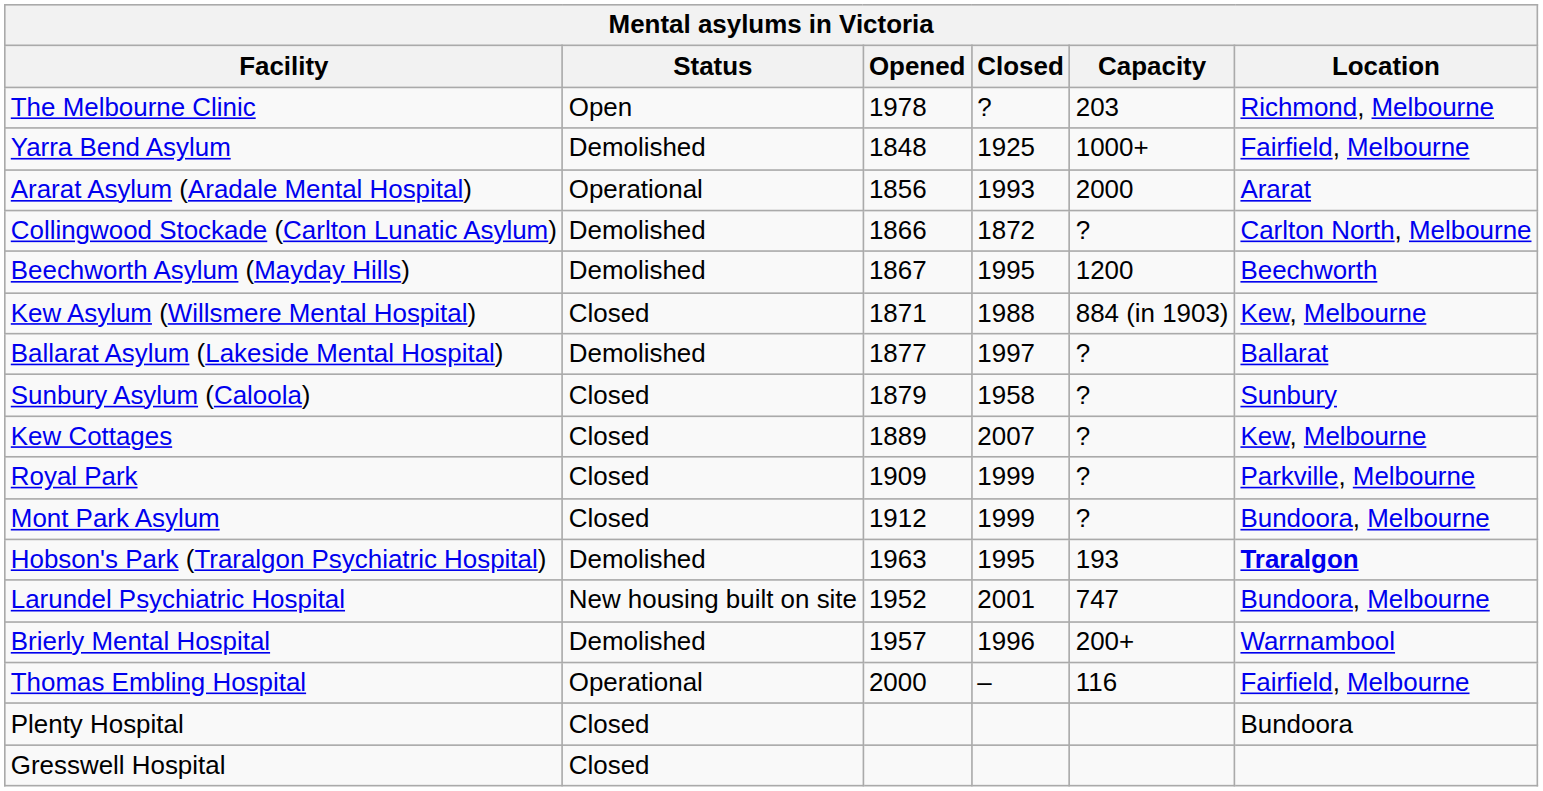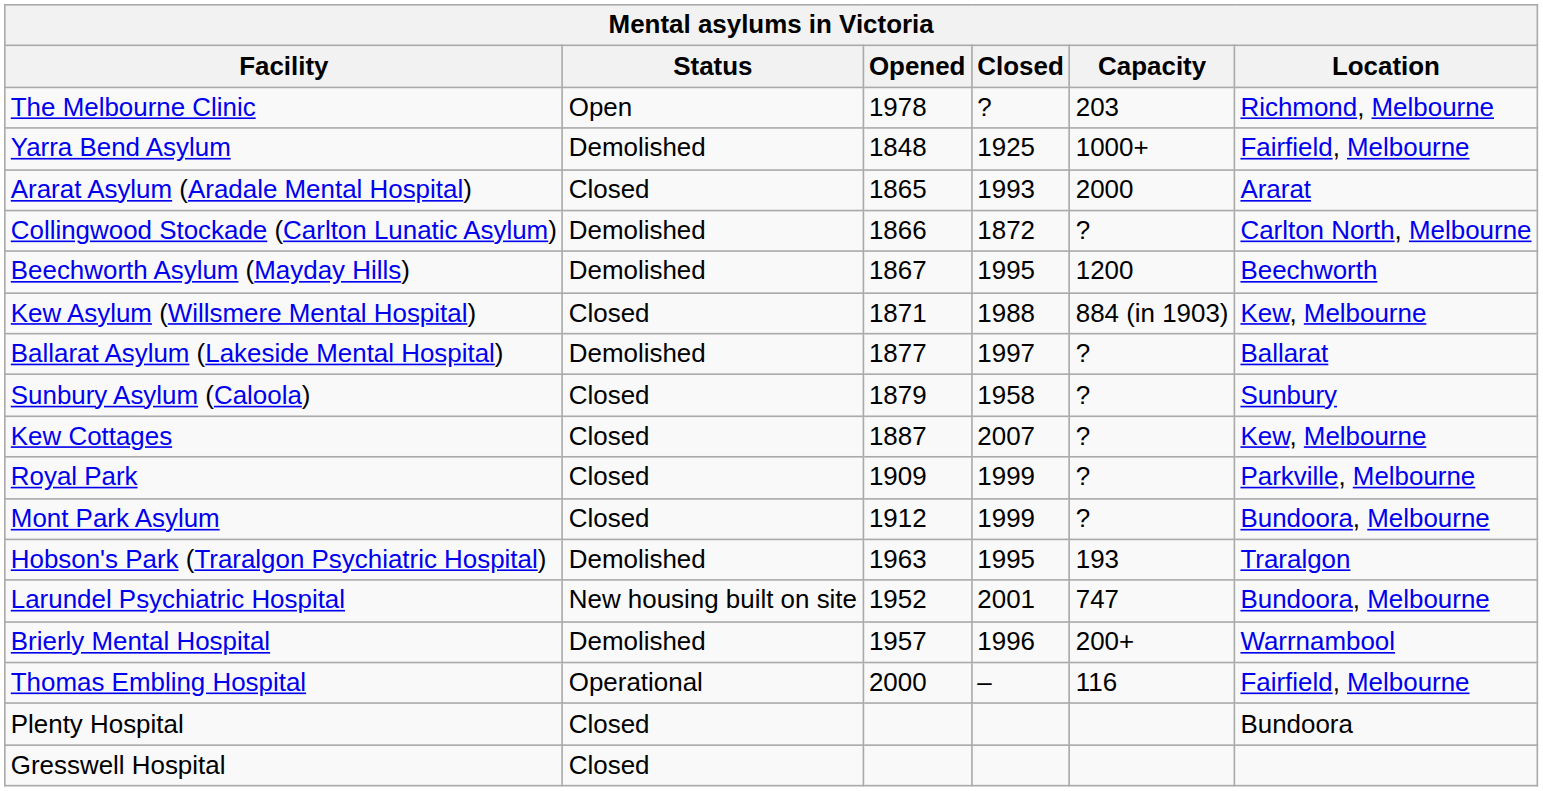(636, 189) Operational -> (609, 189) Closed
(898, 189) 1856 -> (898, 189) 1865
(898, 436) 1889 -> (898, 436) 1887
(1299, 559) bold -> (1295, 559) normal
